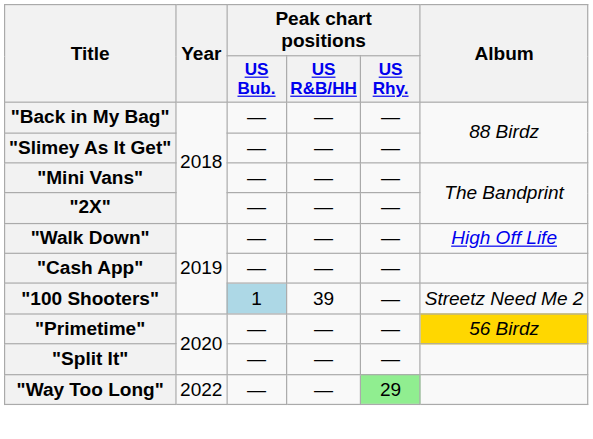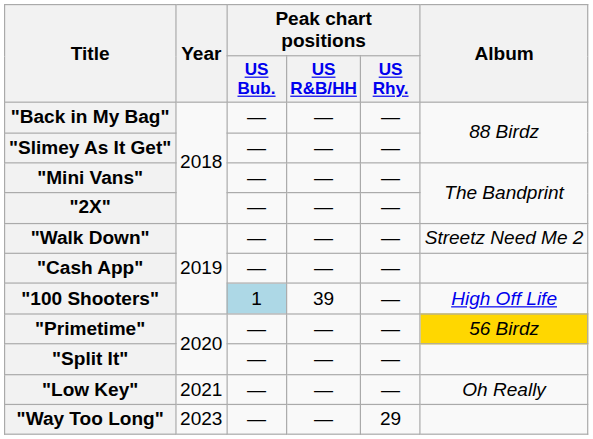(504, 238) High Off Life -> (504, 238) Streetz Need Me 2
(504, 298) Streetz Need Me 2 -> (504, 298) High Off Life
+ row: (90, 389)
(201, 389) 2022 -> (201, 419) 2023
(391, 389) lightgreen background -> (391, 419) no background
